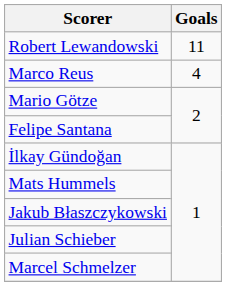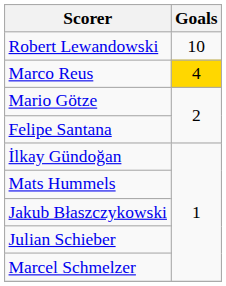(196, 45) 11 -> (196, 45) 10
(196, 73) no background -> (196, 73) gold background
